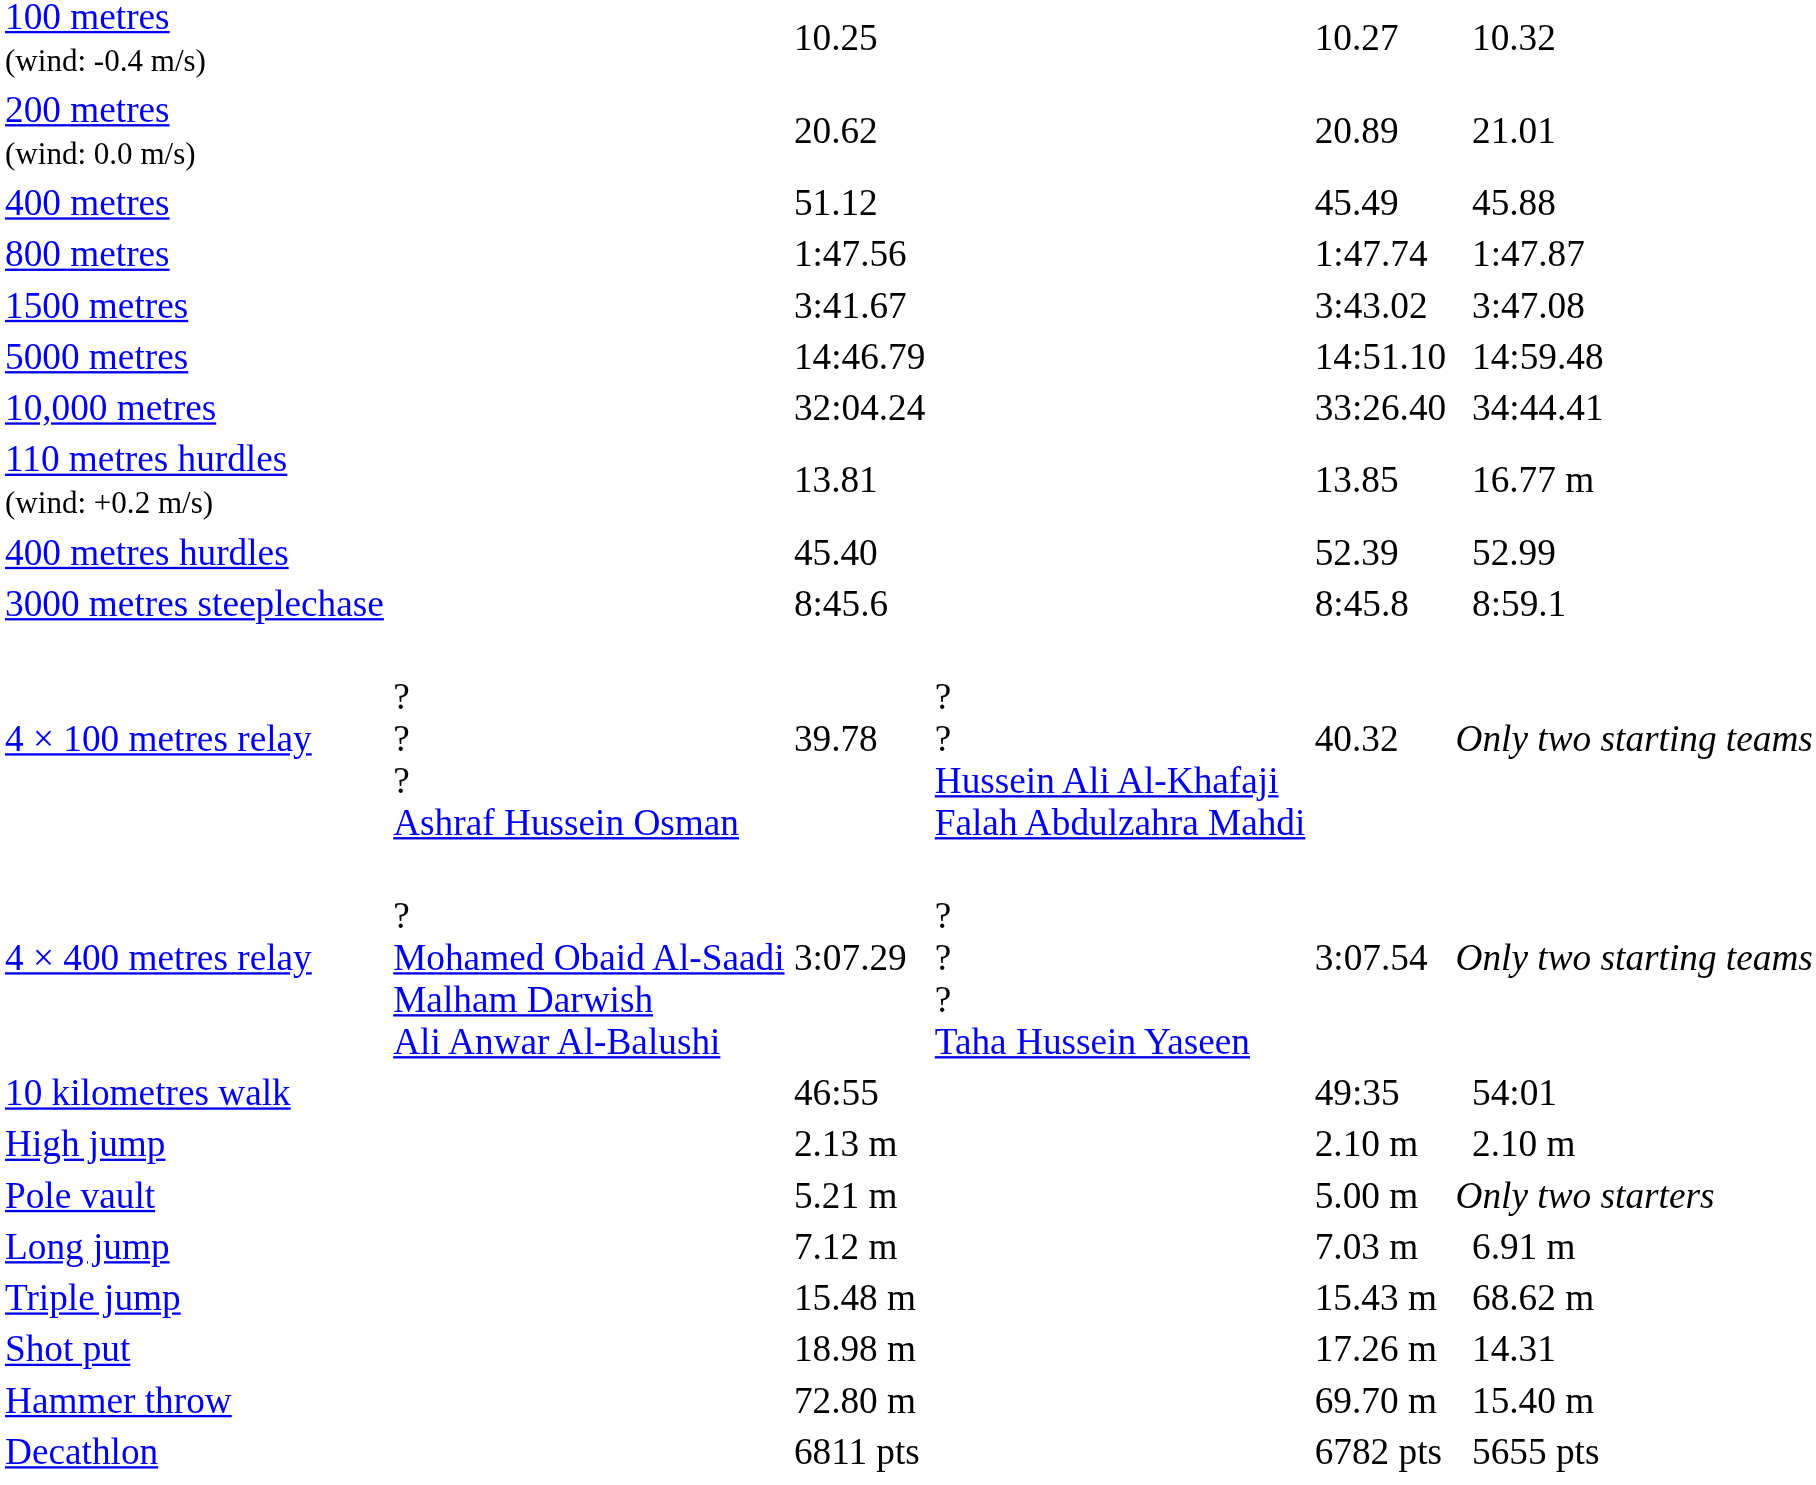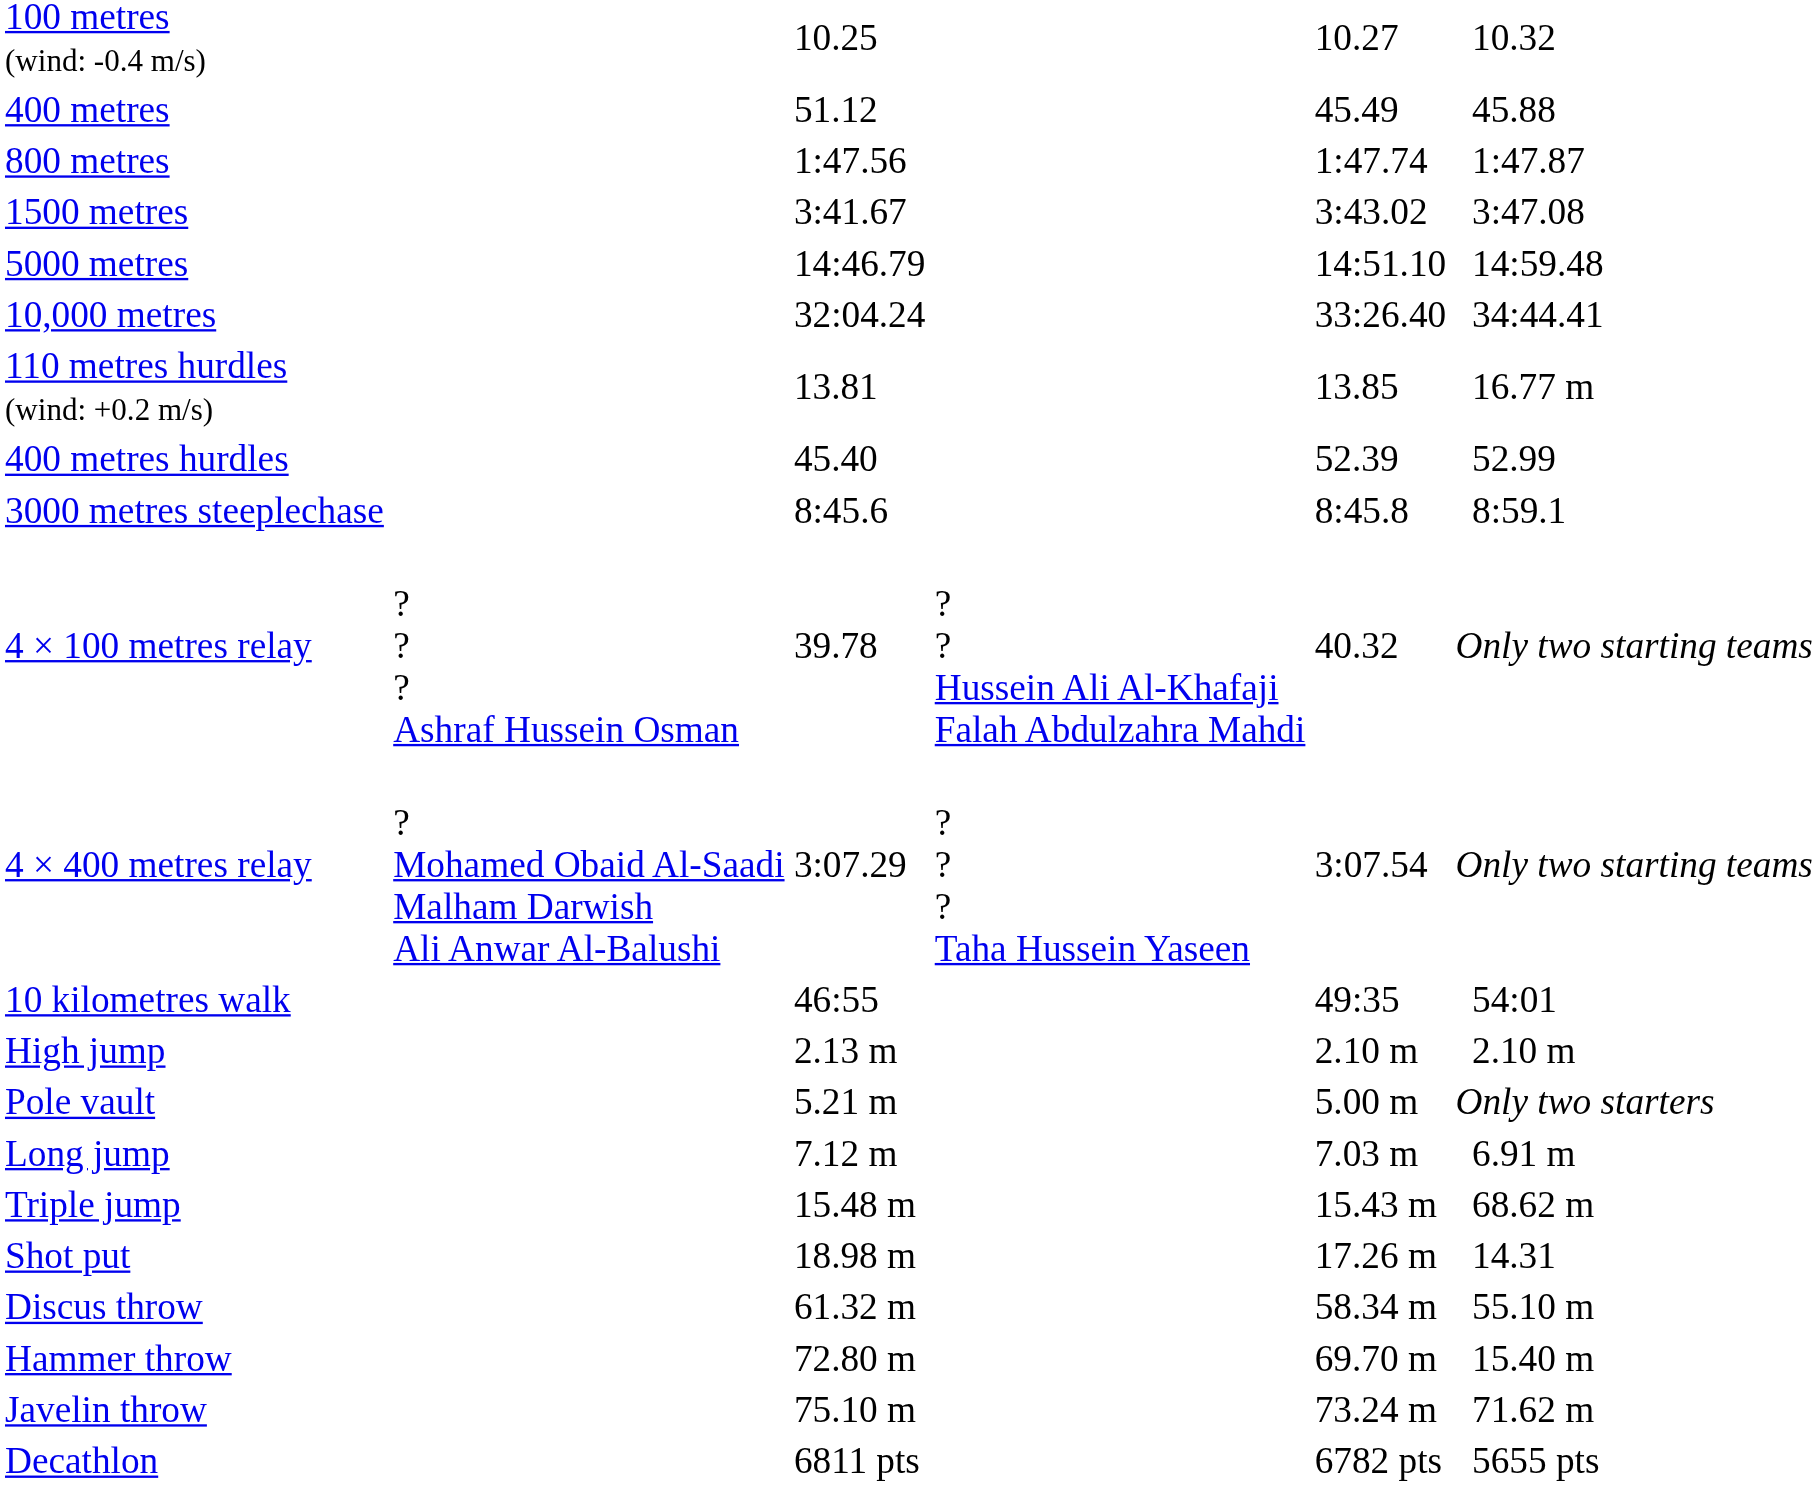- row: (100, 130)
+ row: (104, 1307)
+ row: (106, 1409)
